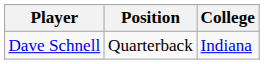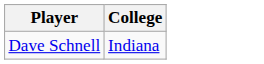- column: (150, 18)
